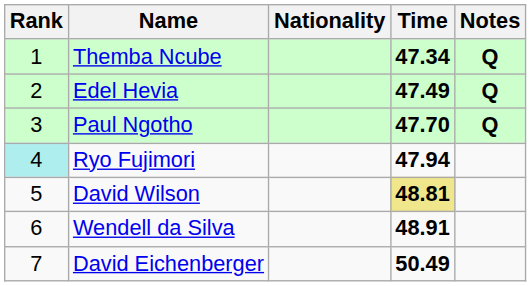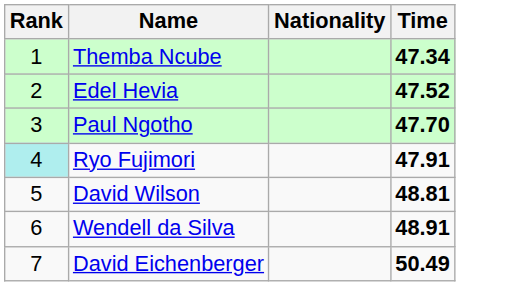- column: (490, 21)
(423, 90) 47.49 -> (423, 90) 47.52
(423, 159) 47.94 -> (423, 159) 47.91
(423, 194) khaki background -> (423, 194) no background
